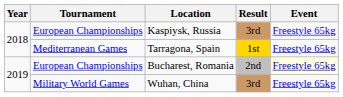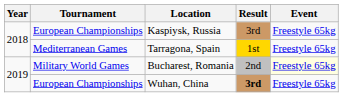(88, 66) European Championships -> (81, 66) Military World Games
(81, 83) Military World Games -> (88, 83) European Championships
(253, 83) normal -> (253, 83) bold
